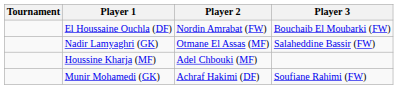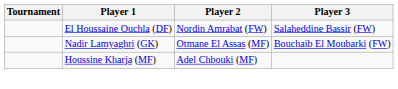(332, 28) Bouchaib El Moubarki (FW) -> (325, 28) Salaheddine Bassir (FW)
(325, 44) Salaheddine Bassir (FW) -> (332, 44) Bouchaib El Moubarki (FW)
- row: (112, 76)
